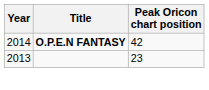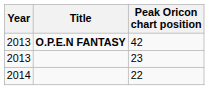(19, 42) 2014 -> (19, 42) 2013
+ row: (137, 76)
